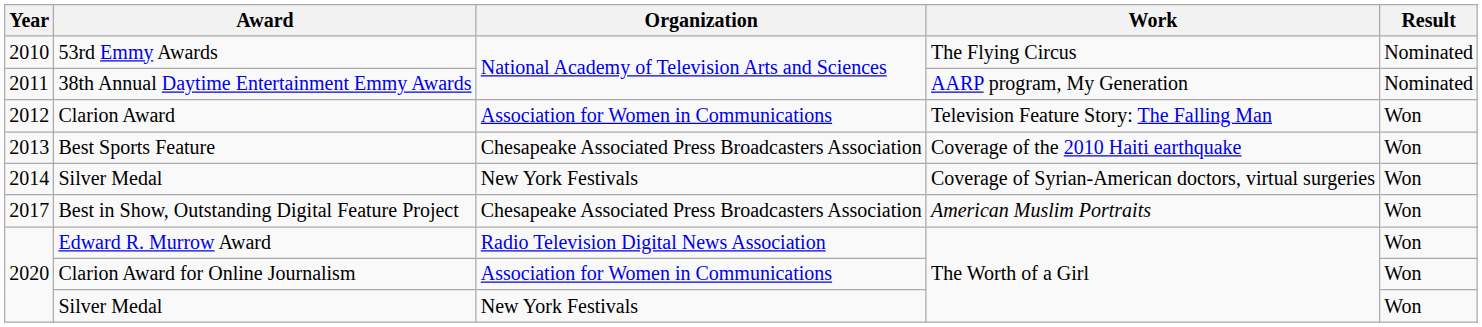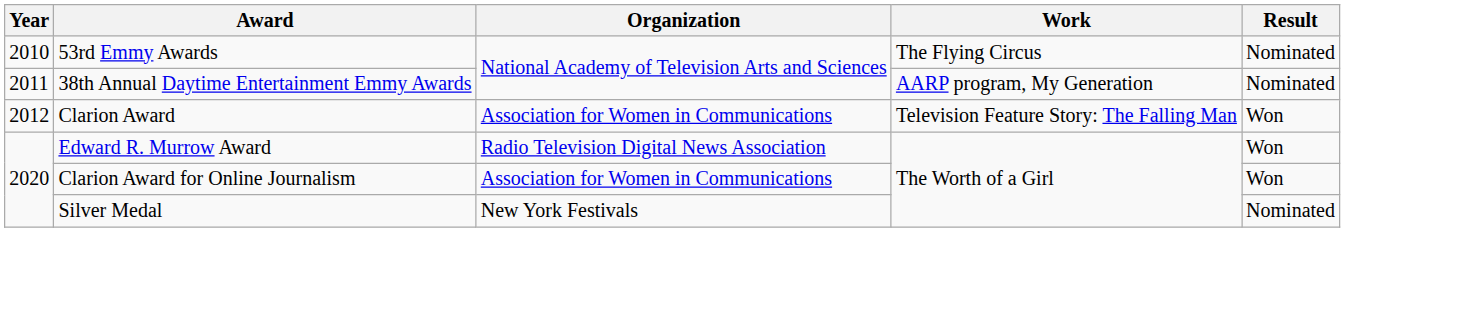- row: (29, 147)
- row: (29, 178)
- row: (29, 210)
(1403, 305) Won -> (1291, 210) Nominated
